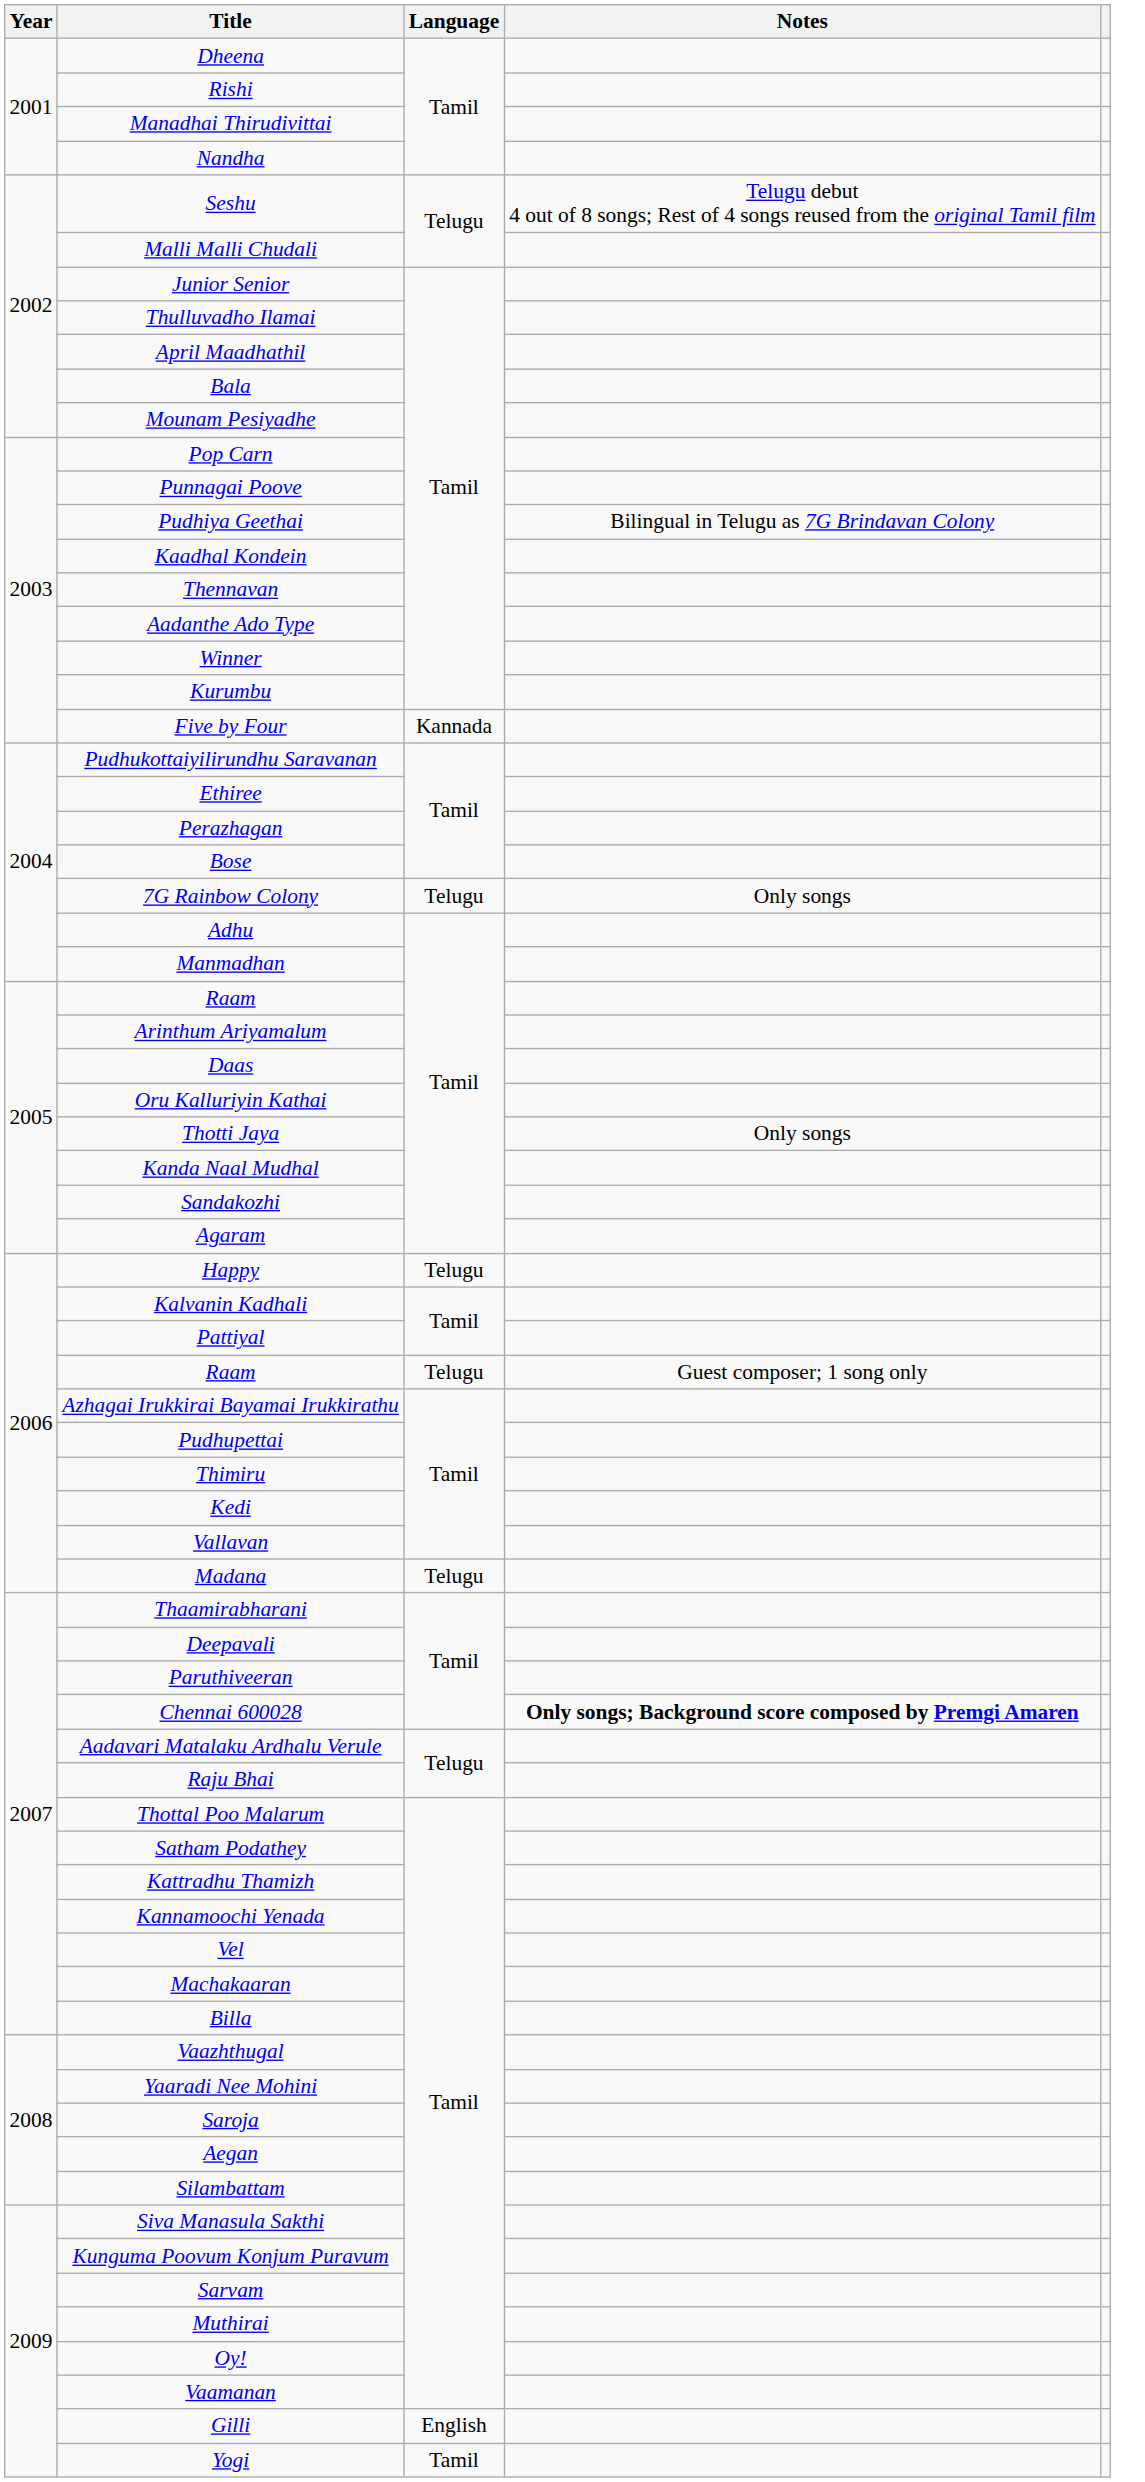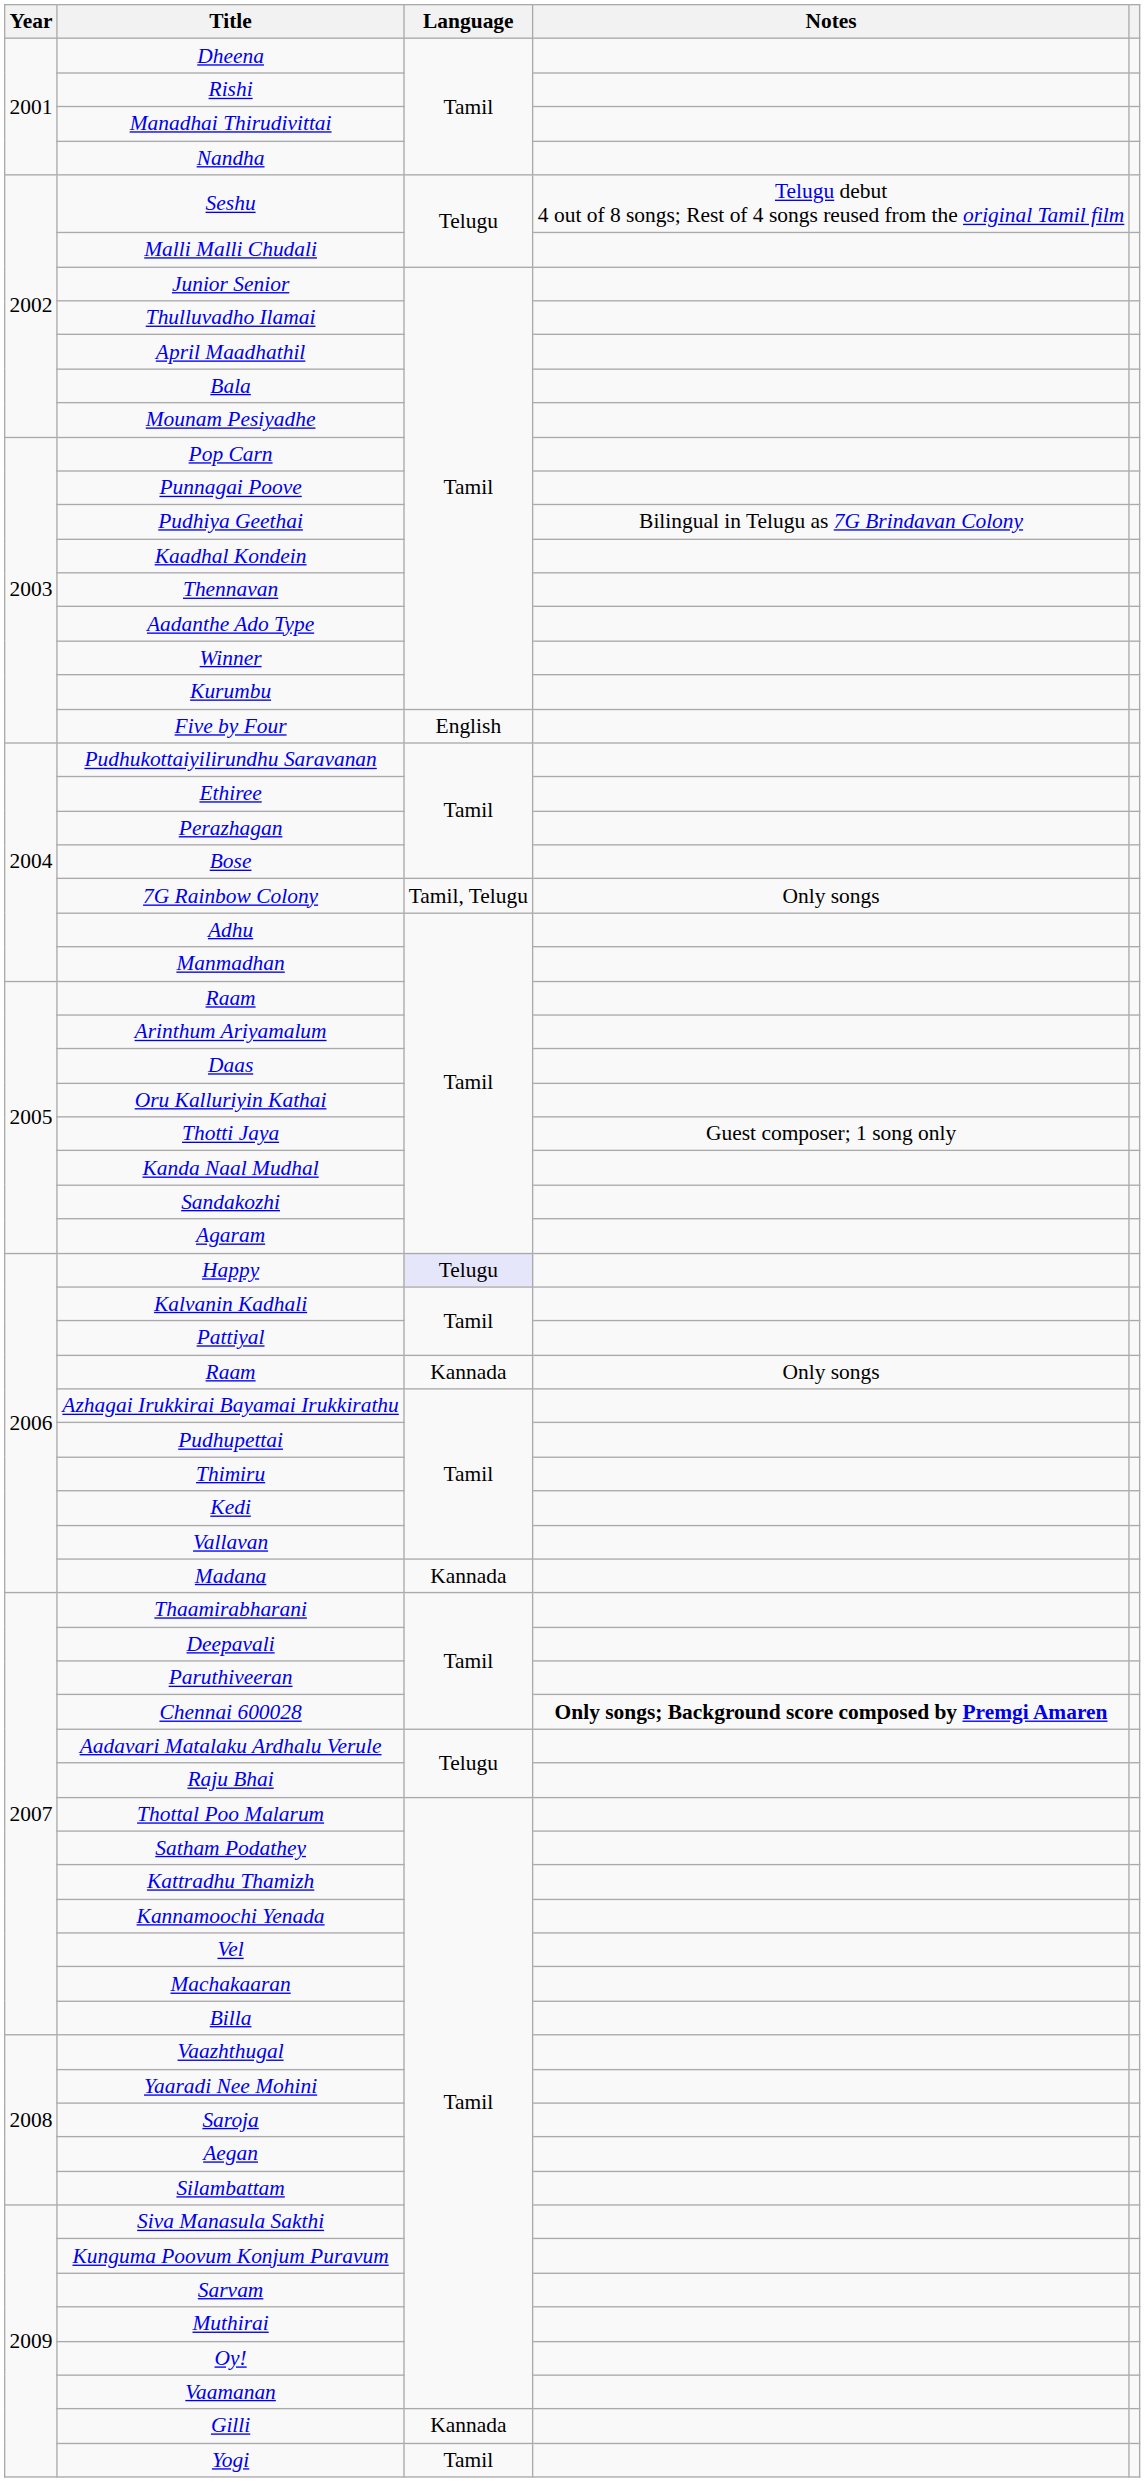(454, 725) Kannada -> (468, 725) English
(454, 895) Telugu -> (468, 895) Tamil, Telugu
(802, 1133) Only songs -> (831, 1133) Guest composer; 1 song only
(454, 1269) no background -> (468, 1269) lavender background
(454, 1371) Telugu -> (468, 1371) Kannada
(802, 1371) Guest composer; 1 song only -> (831, 1371) Only songs
(454, 1575) Telugu -> (468, 1575) Kannada
(454, 2425) English -> (468, 2425) Kannada
